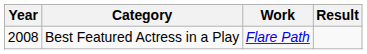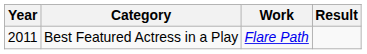(23, 37) 2008 -> (23, 37) 2011
